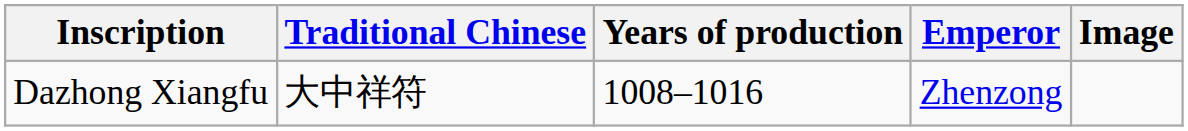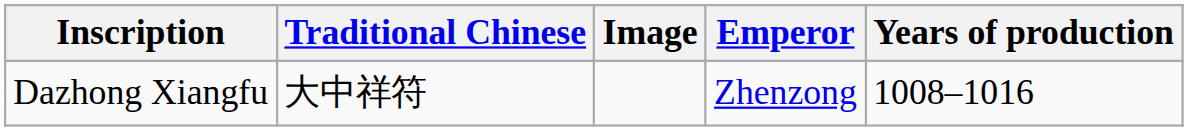columns swapped: (753, 32) <-> (1126, 32)
